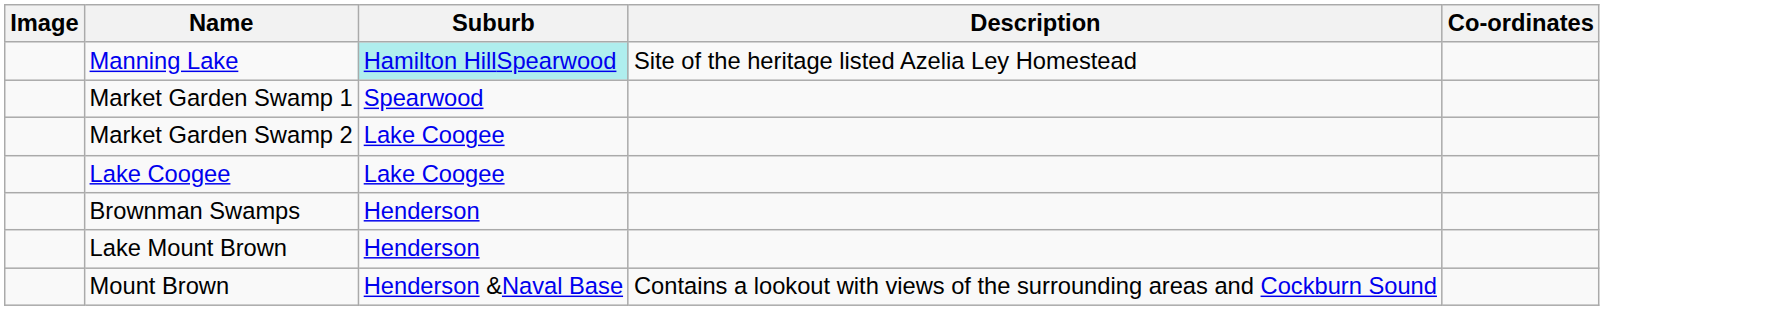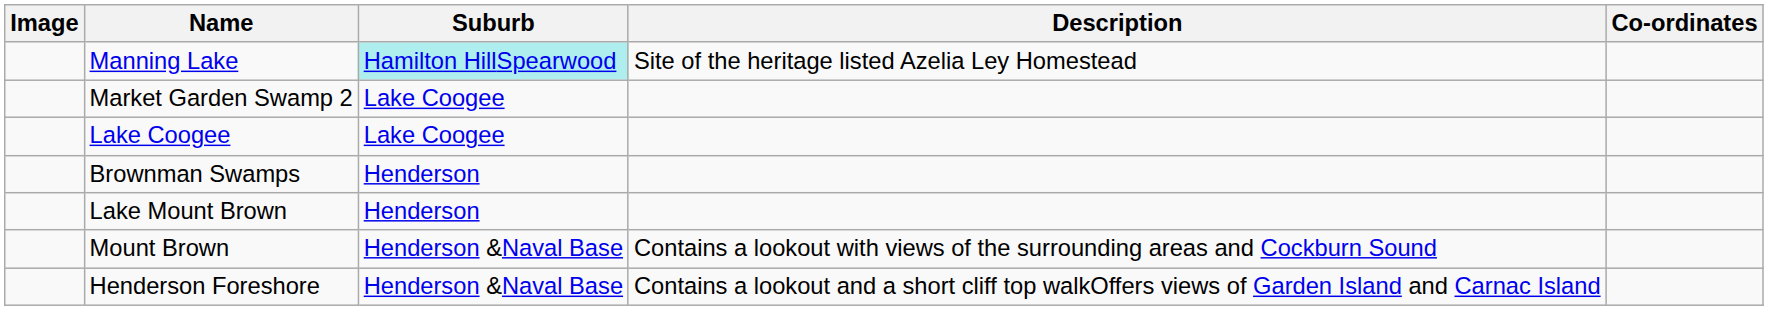- row: (221, 98)
+ row: (205, 286)
